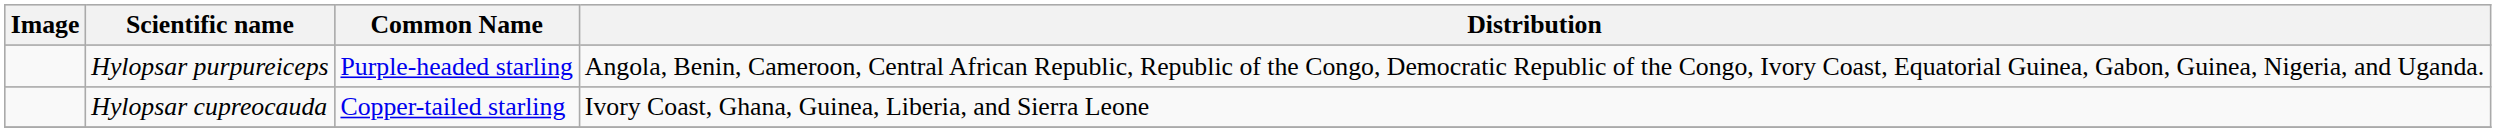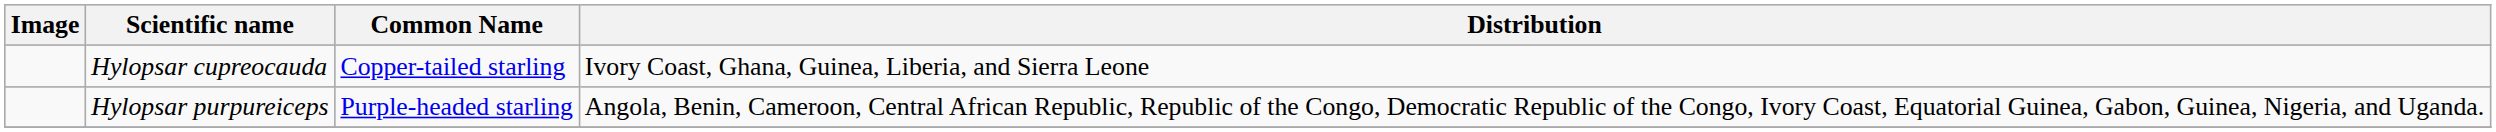rows swapped: (210, 65) <-> (209, 106)
